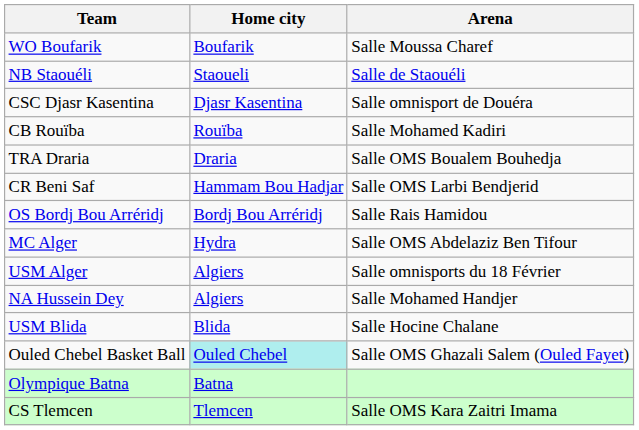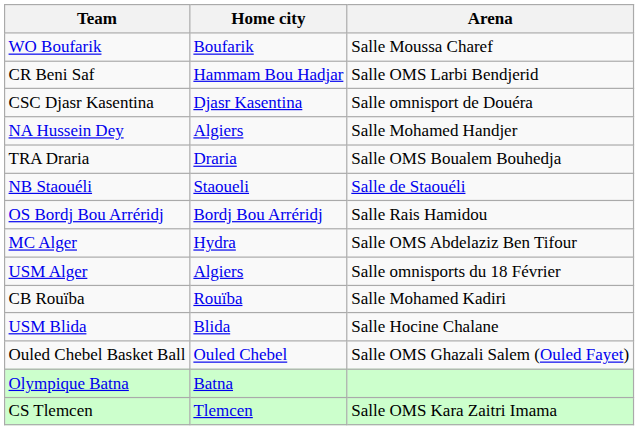rows swapped: (50, 74) <-> (52, 187)
rows swapped: (66, 299) <-> (47, 131)
(240, 355) paleturquoise background -> (240, 355) no background
